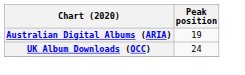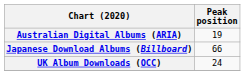+ row: (99, 49)
